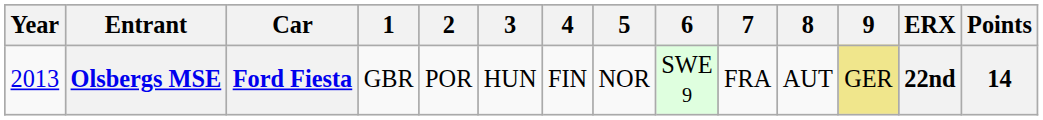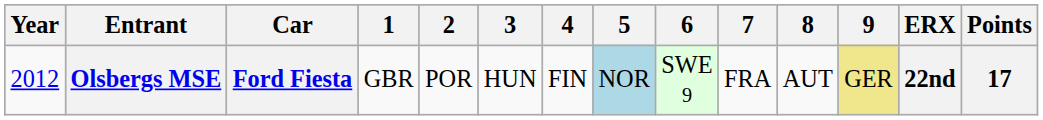(35, 79) 2013 -> (35, 79) 2012
(624, 79) no background -> (624, 79) lightblue background
(1000, 79) 14 -> (1000, 79) 17
